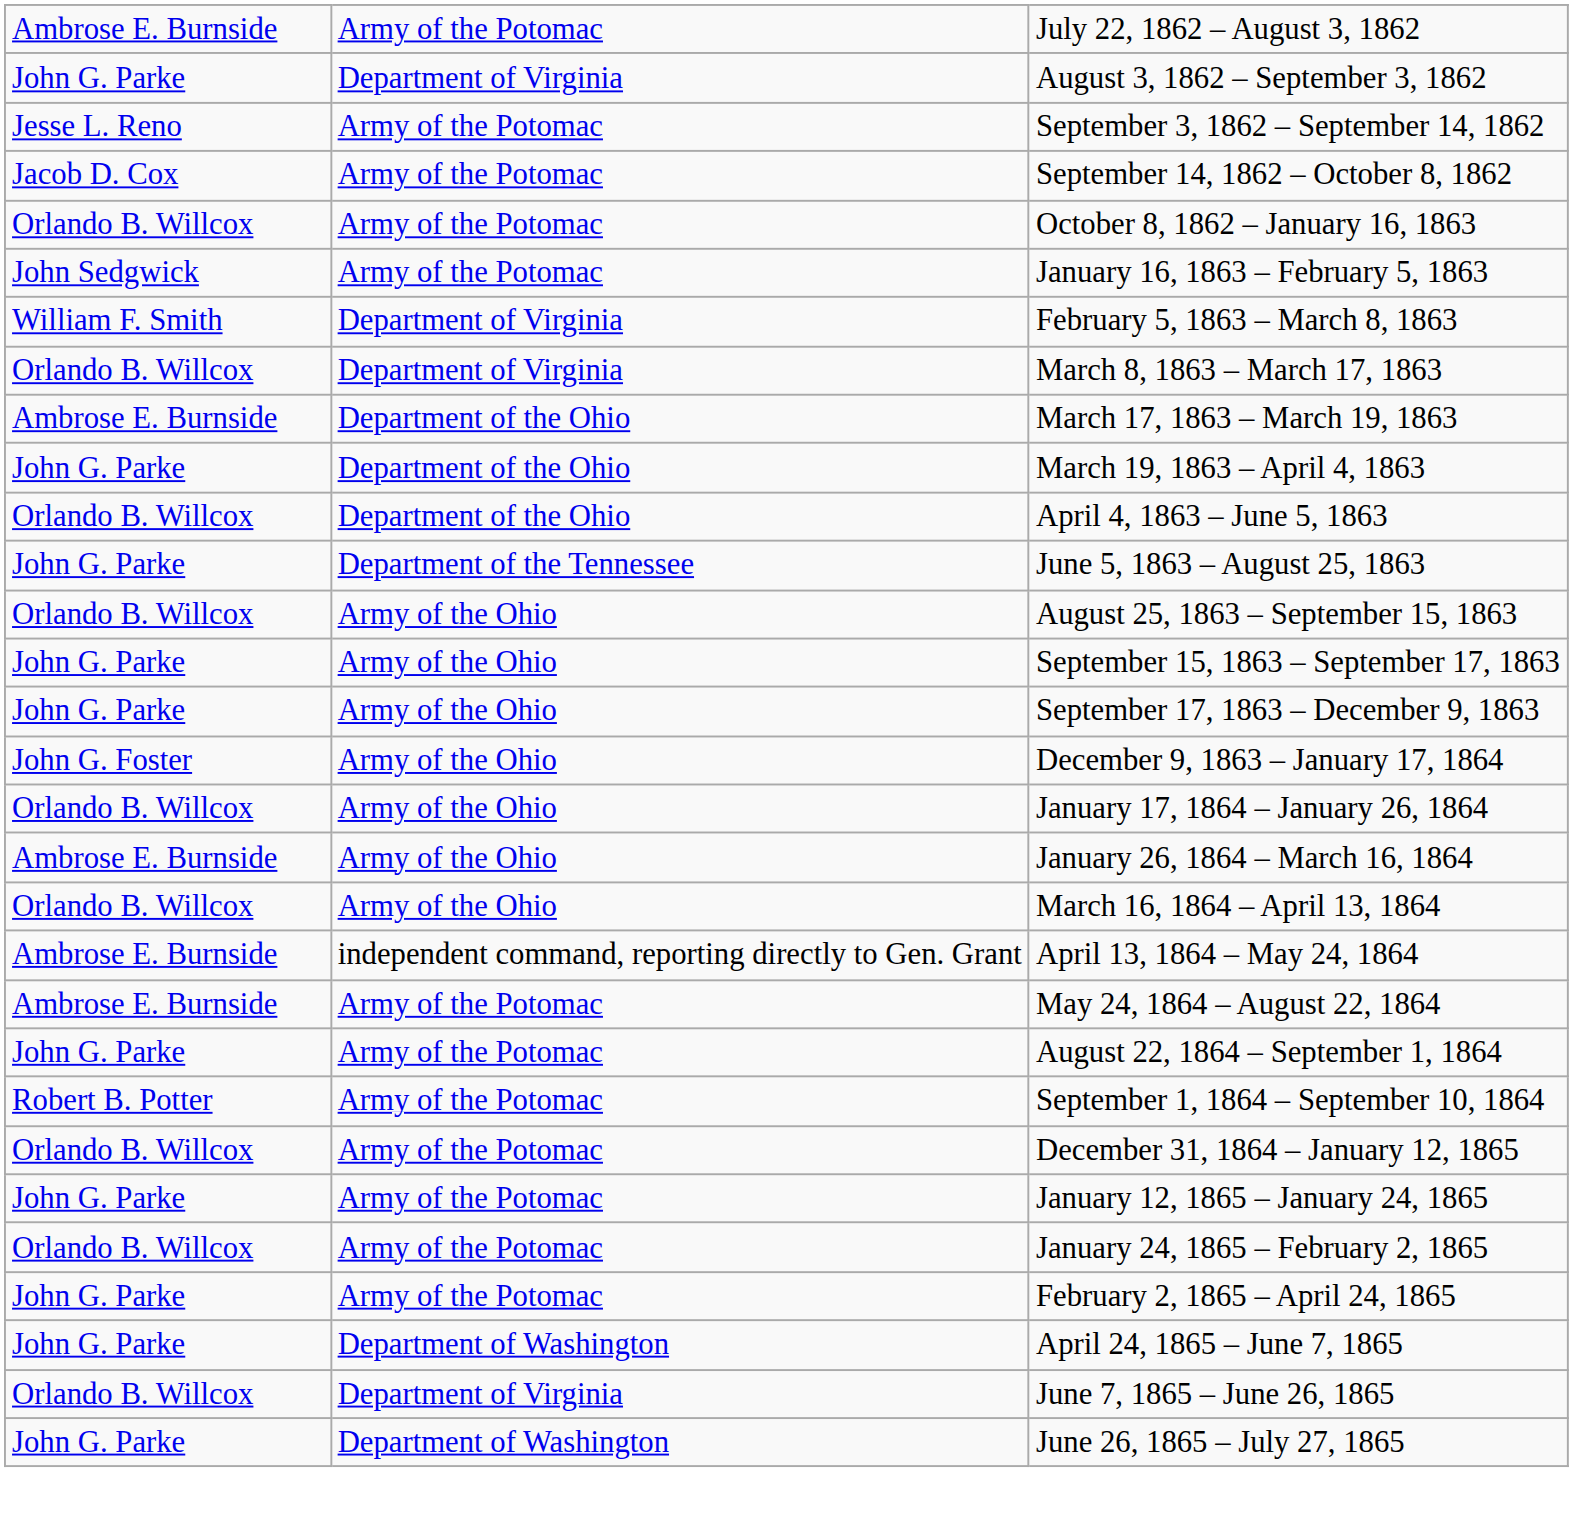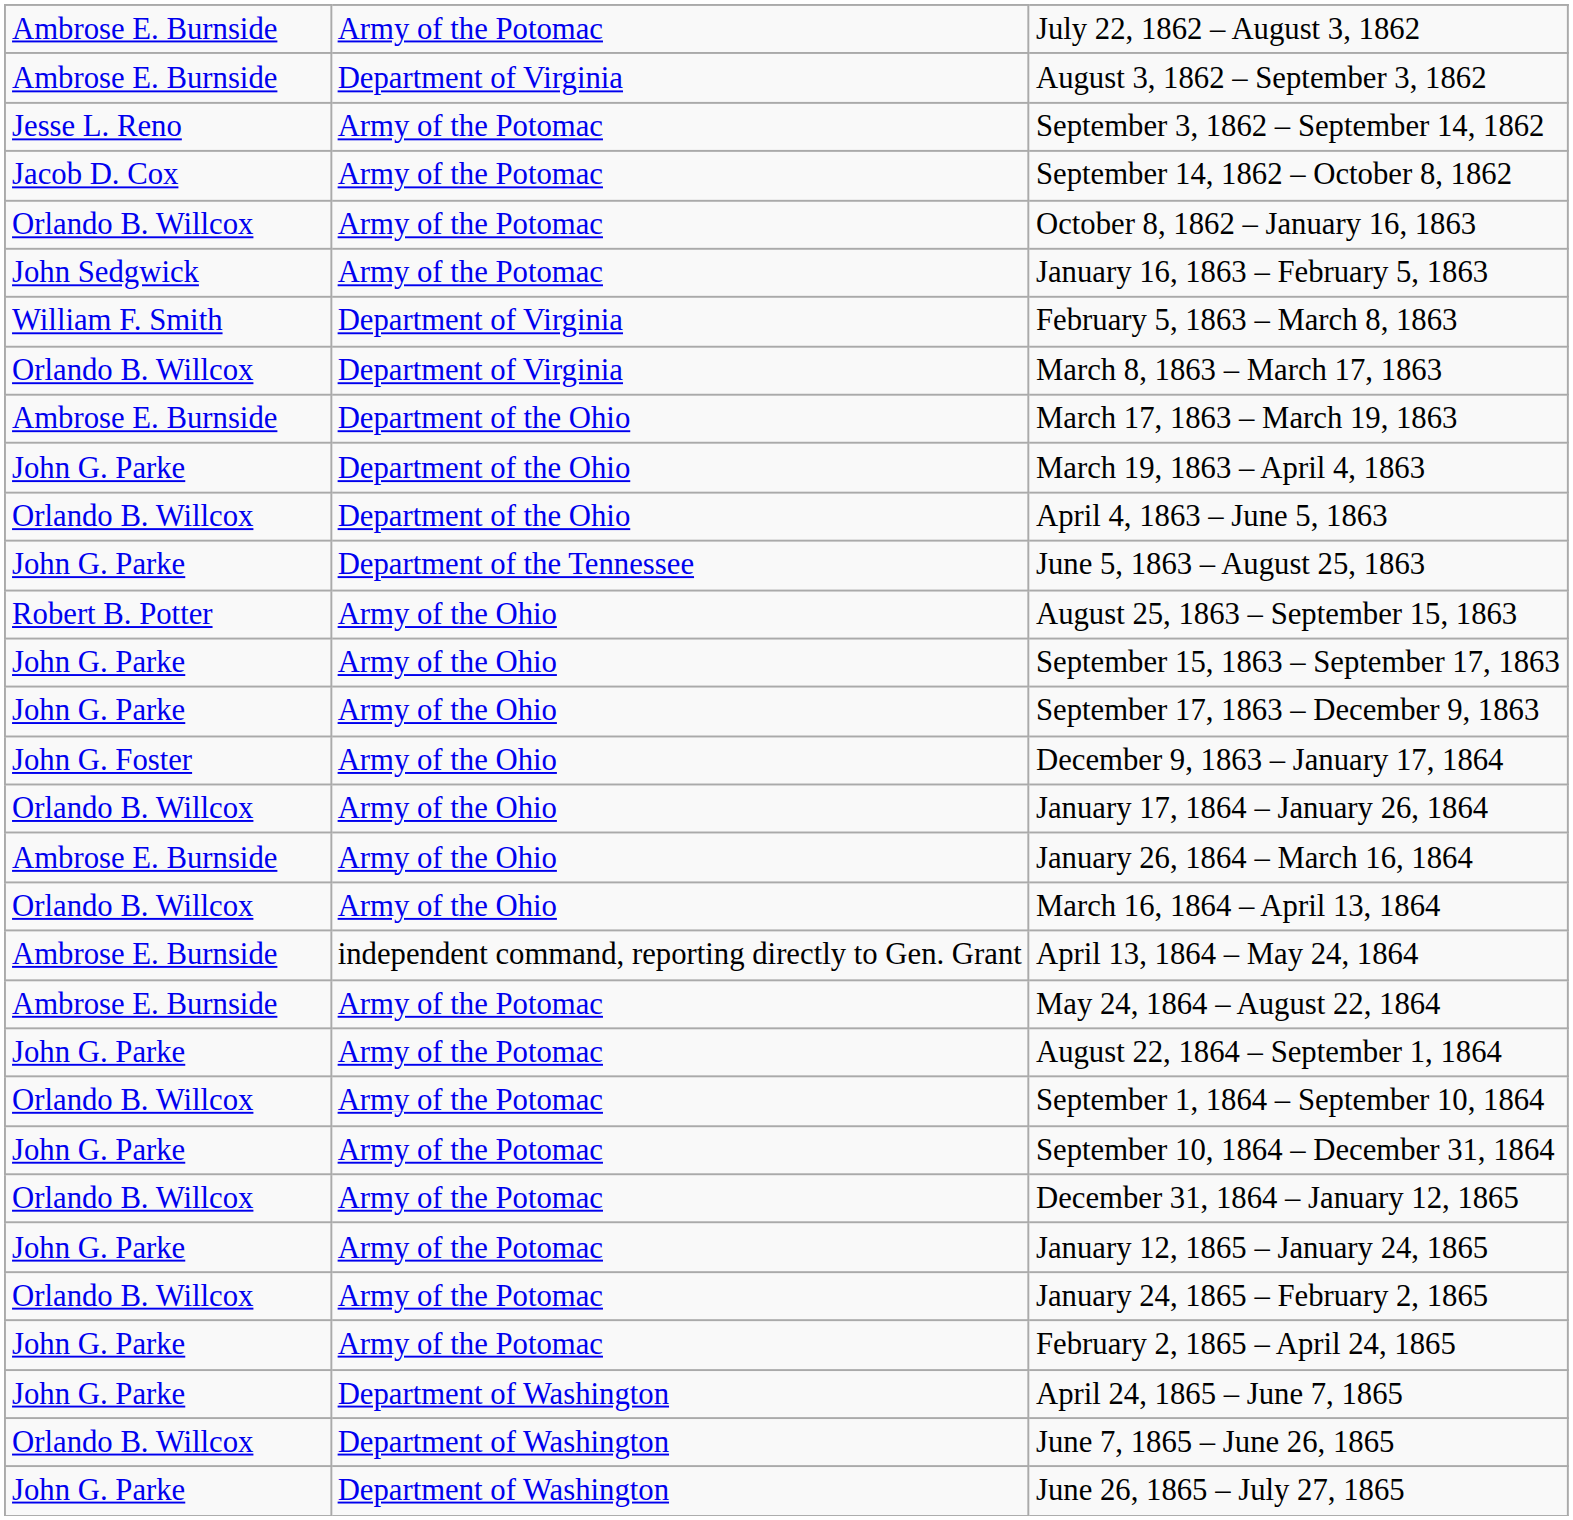(99, 77) John G. Parke -> (145, 77) Ambrose E. Burnside
(133, 613) Orlando B. Willcox -> (112, 613) Robert B. Potter
(112, 1100) Robert B. Potter -> (133, 1100) Orlando B. Willcox
+ row: (1295, 1149)
(480, 1393) Department of Virginia -> (503, 1441) Department of Washington
